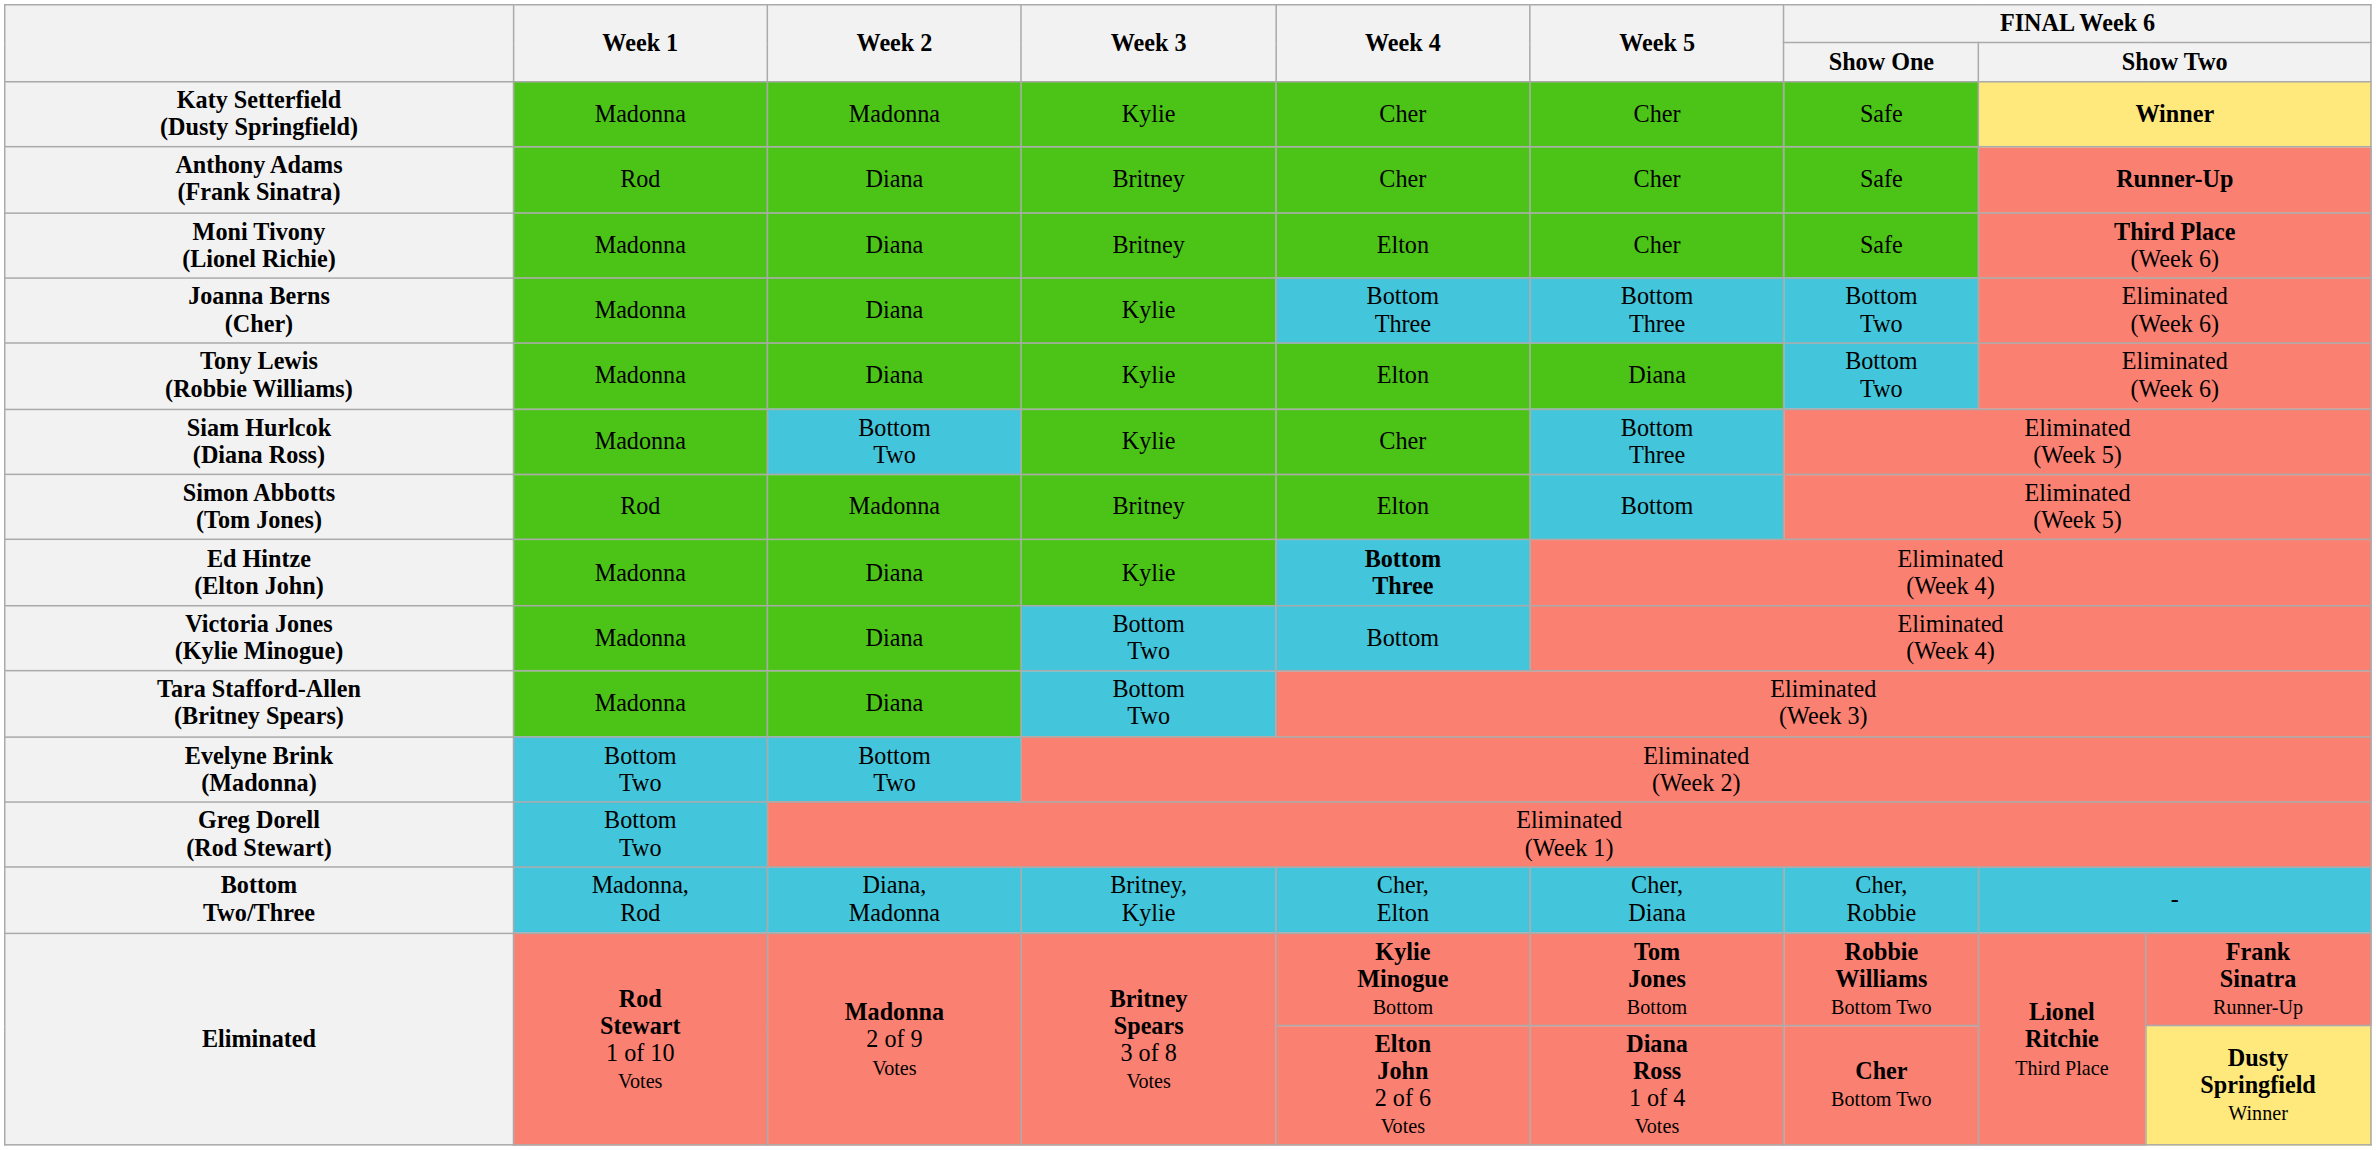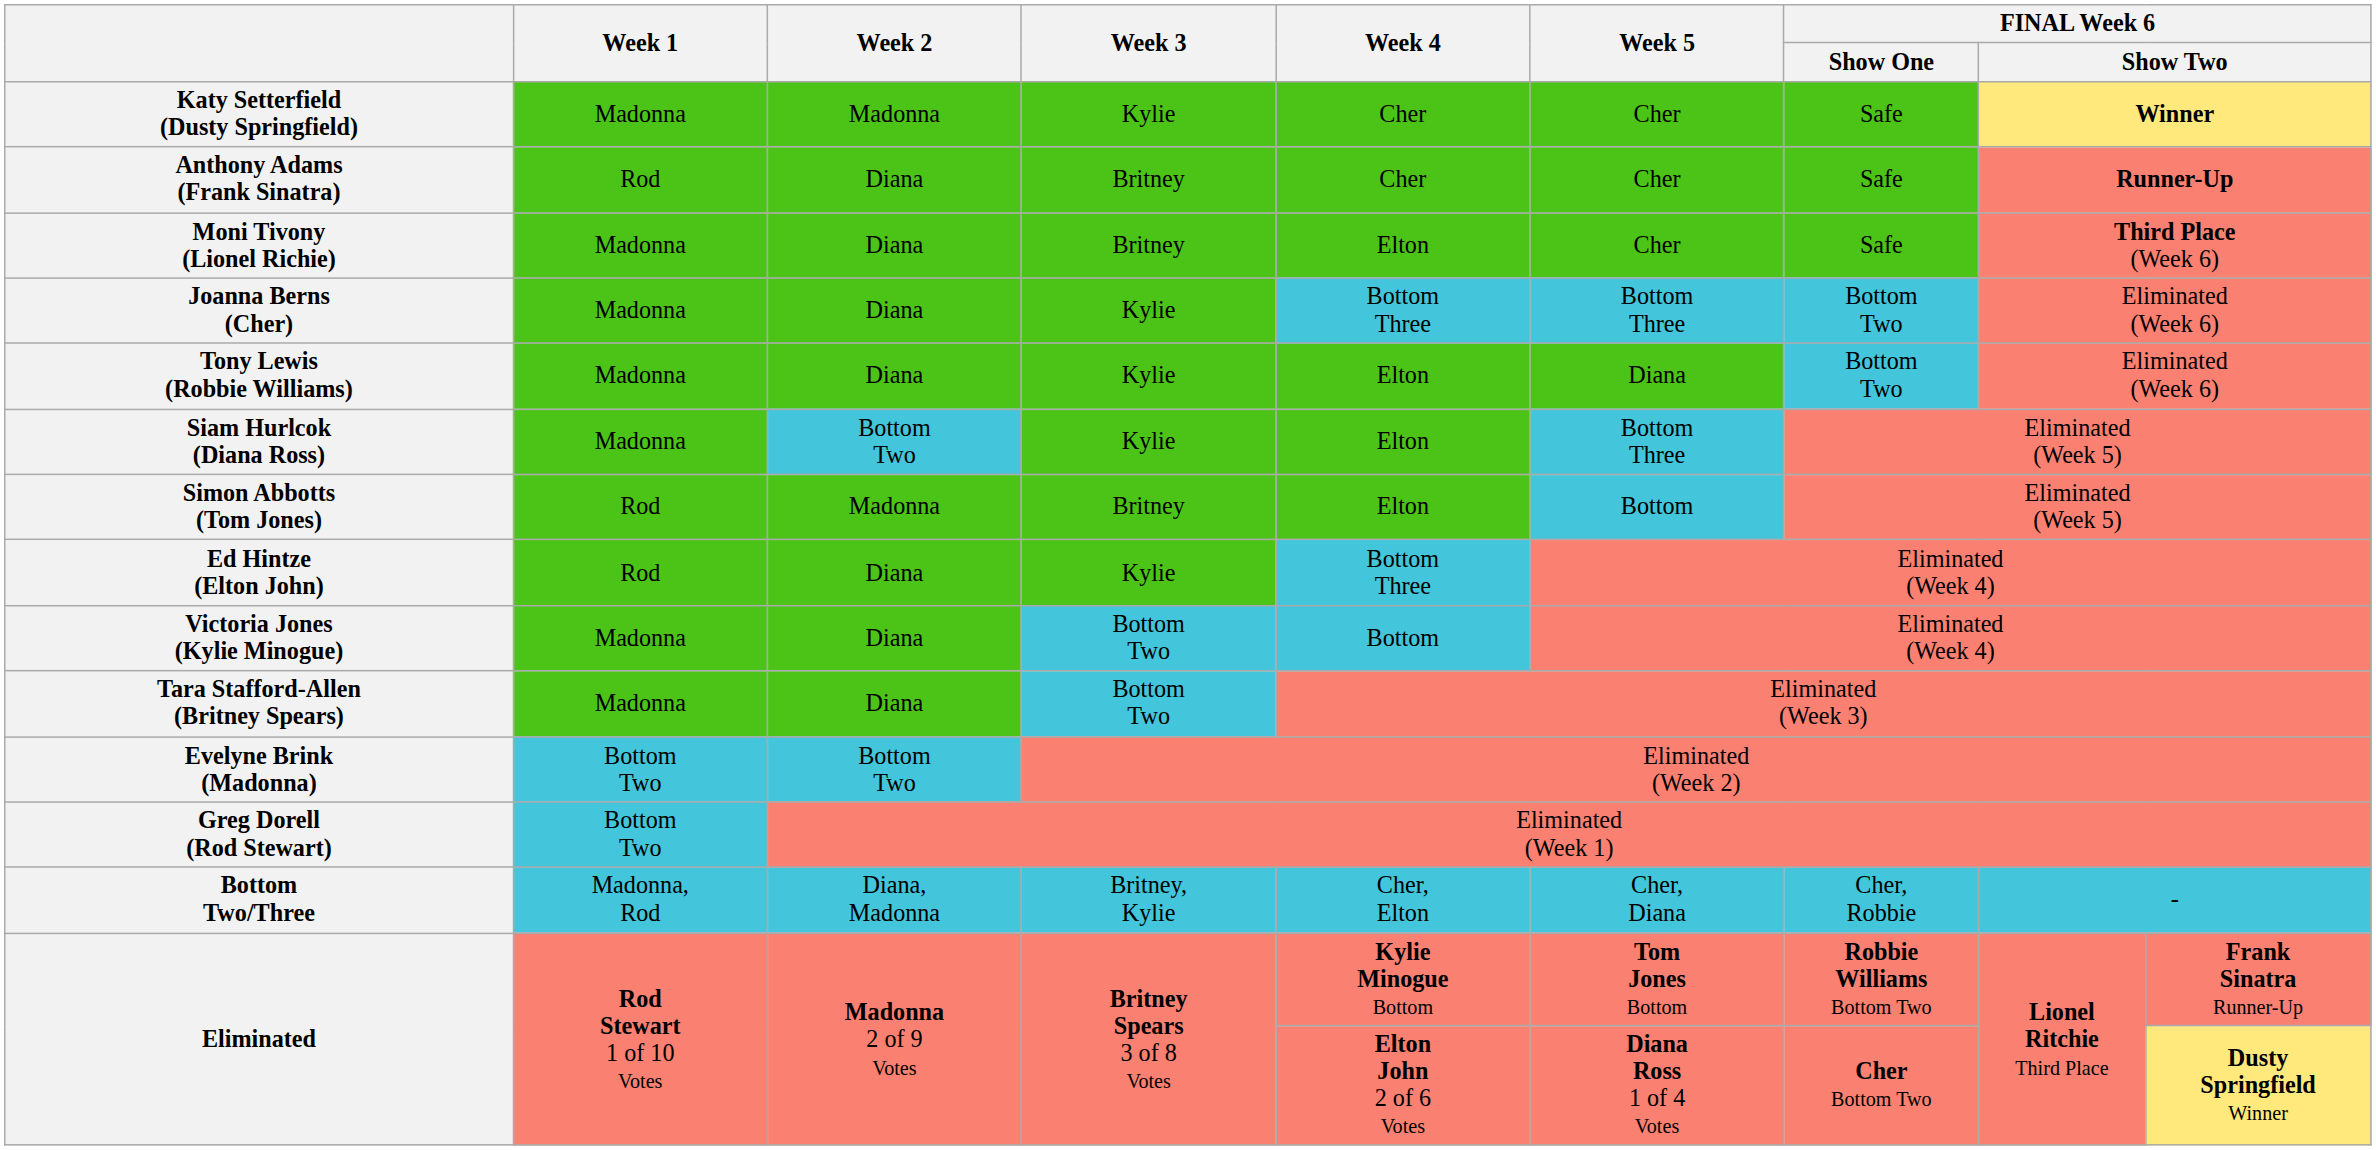(1403, 441) Cher -> (1403, 441) Elton
(640, 572) Madonna -> (640, 572) Rod
(1403, 572) bold -> (1403, 572) normal
